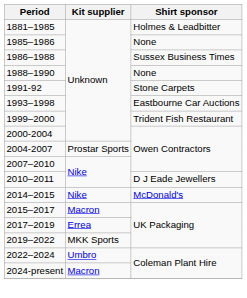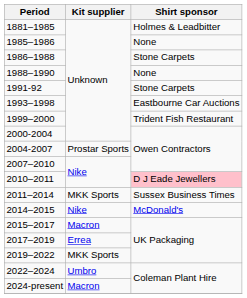(184, 57) Sussex Business Times -> (164, 57) Stone Carpets
(174, 179) no background -> (174, 179) pink background
+ row: (30, 194)
